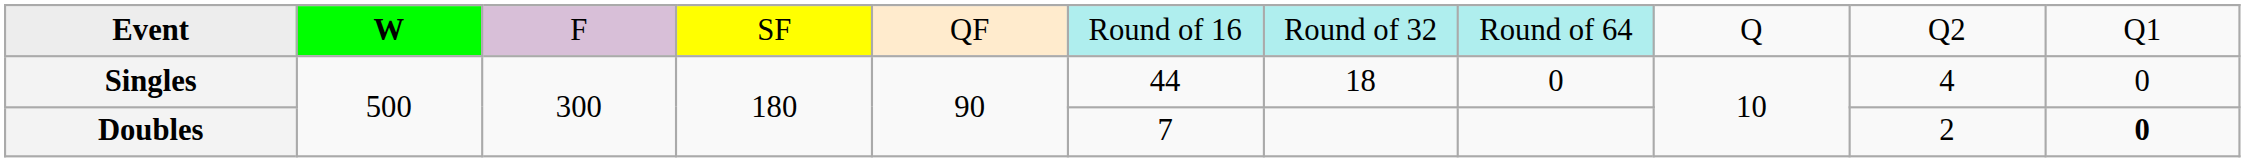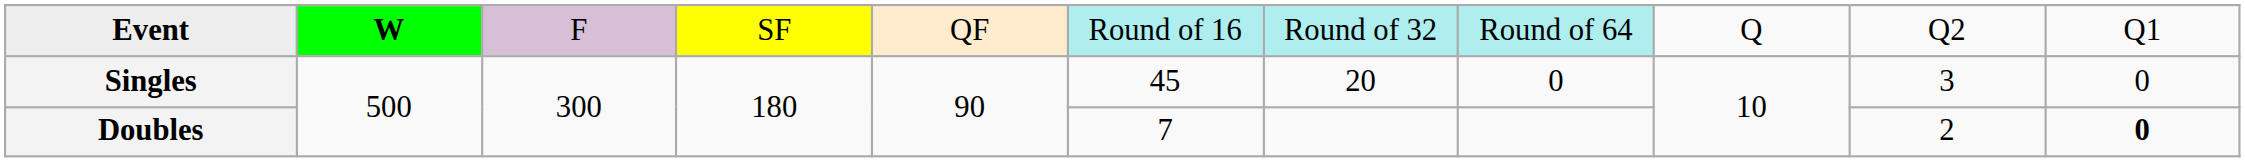(1165, 80) 44 -> (1165, 80) 45
(1361, 80) 18 -> (1361, 80) 20
(1947, 80) 4 -> (1947, 80) 3
